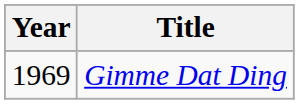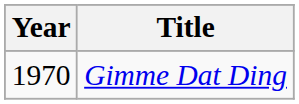(41, 74) 1969 -> (41, 74) 1970
